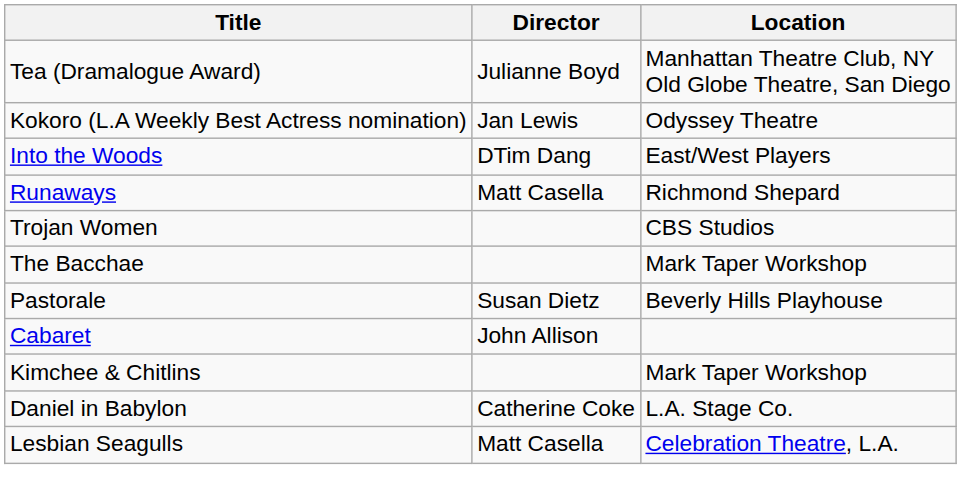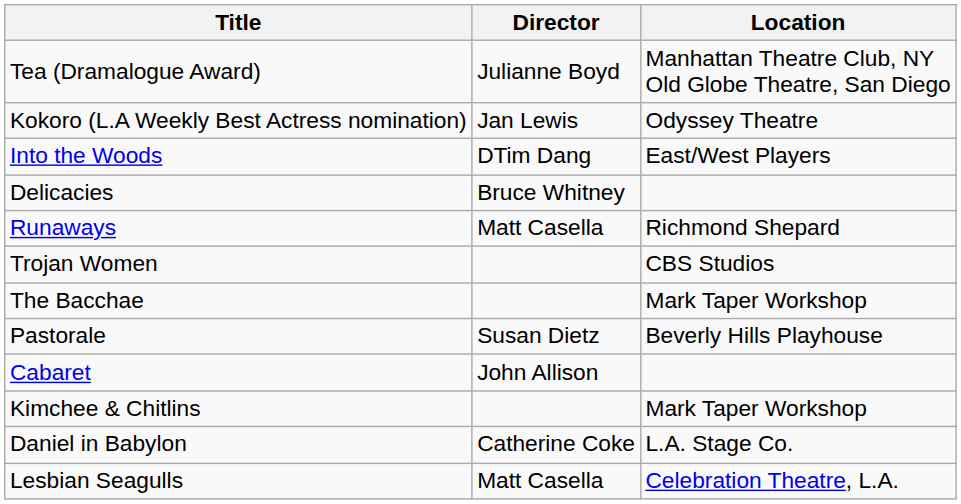+ row: (62, 192)
